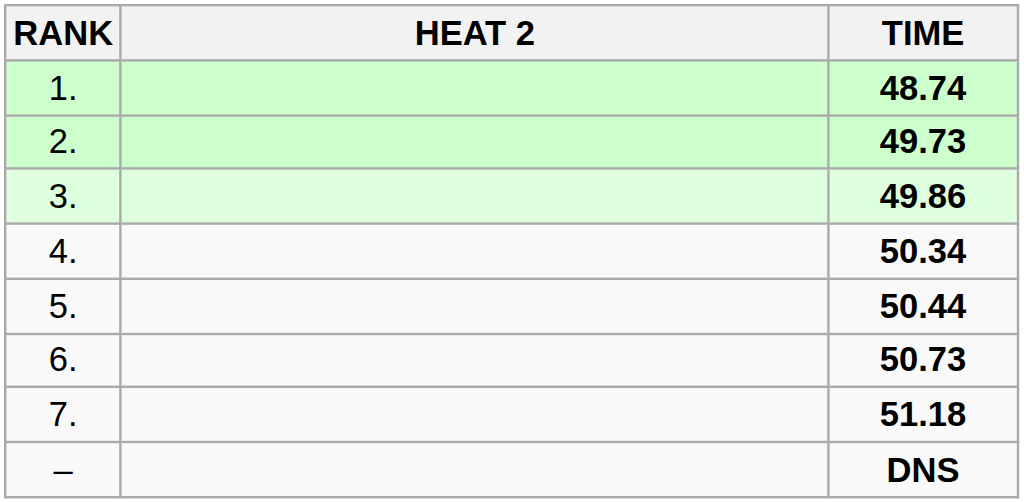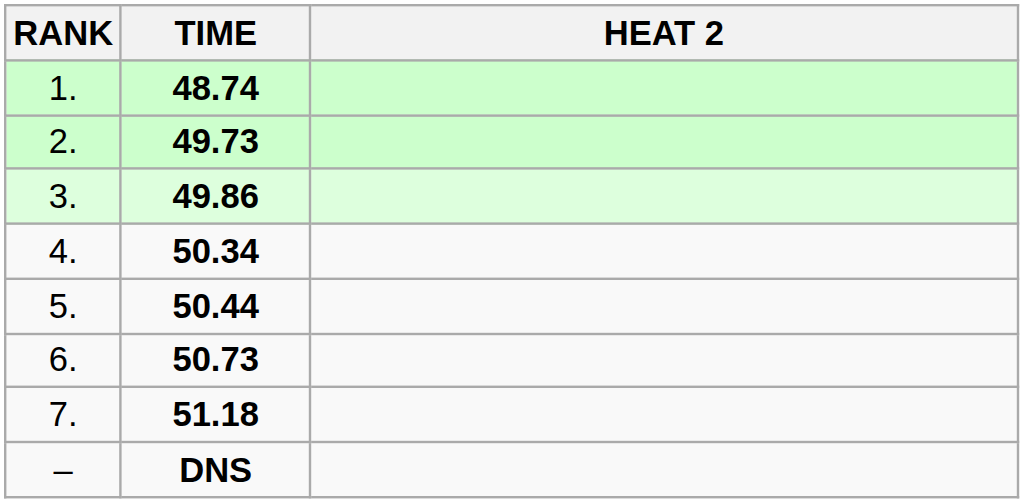columns swapped: (475, 33) <-> (923, 33)
